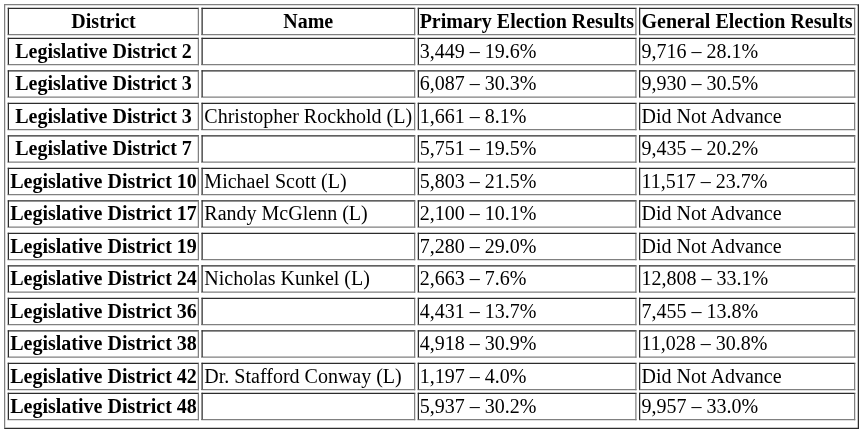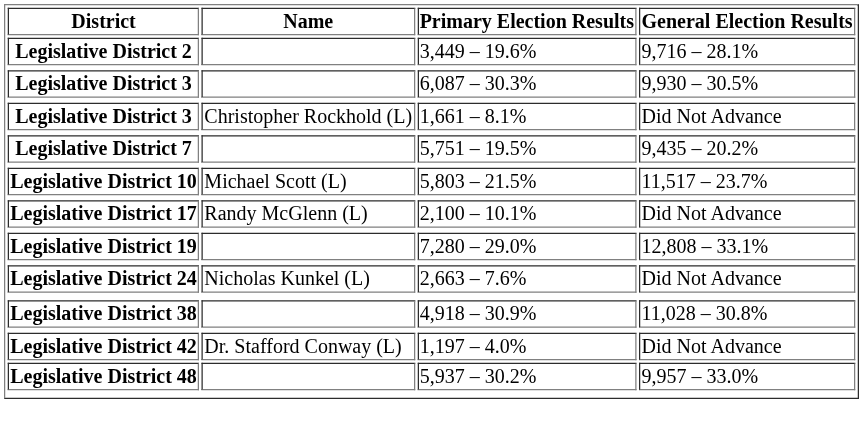(712, 246) Did Not Advance -> (705, 246) 12,808 – 33.1%
(705, 278) 12,808 – 33.1% -> (712, 278) Did Not Advance
- row: (104, 311)
